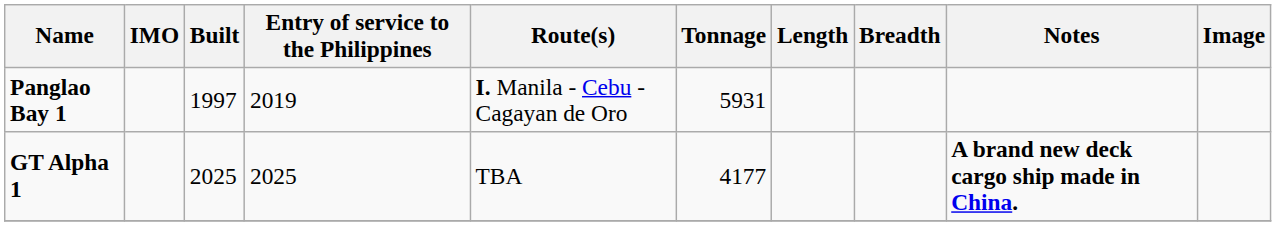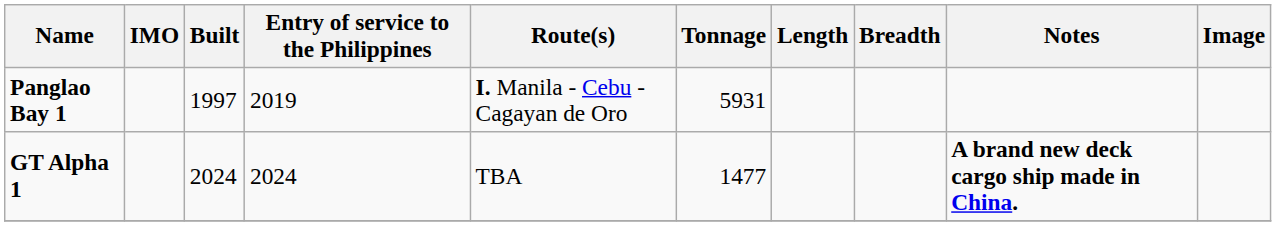(213, 175) 2025 -> (213, 175) 2024
(273, 175) 2025 -> (273, 175) 2024
(743, 175) 4177 -> (743, 175) 1477
